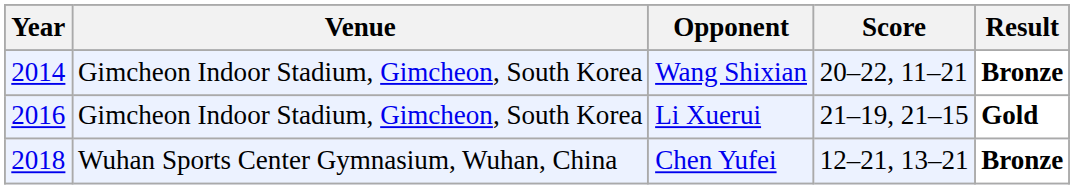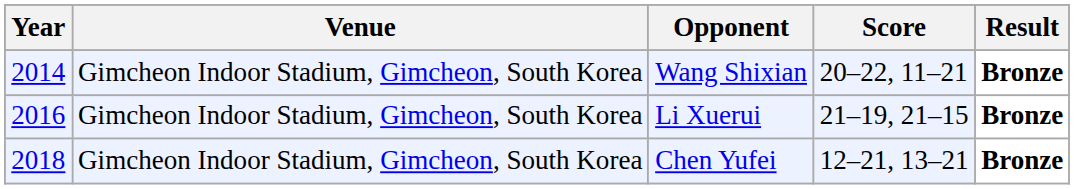(1010, 116) Gold -> (1022, 116) Bronze
(348, 161) Wuhan Sports Center Gymnasium, Wuhan, China -> (360, 161) Gimcheon Indoor Stadium, Gimcheon, South Korea
